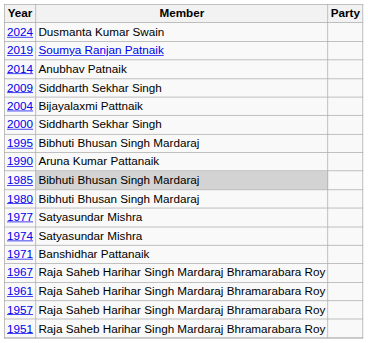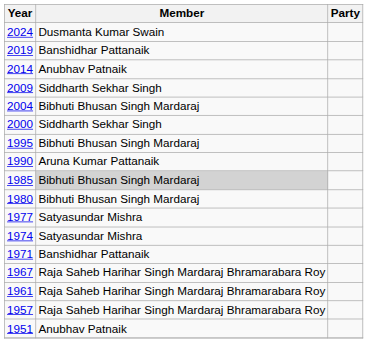(101, 50) Soumya Ranjan Patnaik -> (94, 50) Banshidhar Pattanaik
(91, 106) Bijayalaxmi Pattnaik -> (119, 106) Bibhuti Bhusan Singh Mardaraj
(182, 328) Raja Saheb Harihar Singh Mardaraj Bhramarabara Roy -> (83, 328) Anubhav Patnaik
